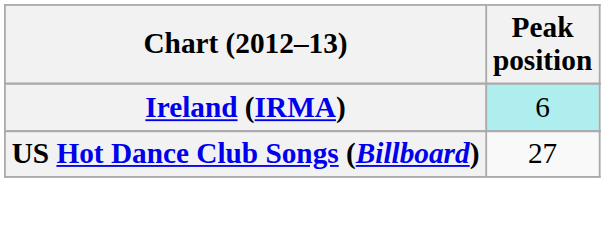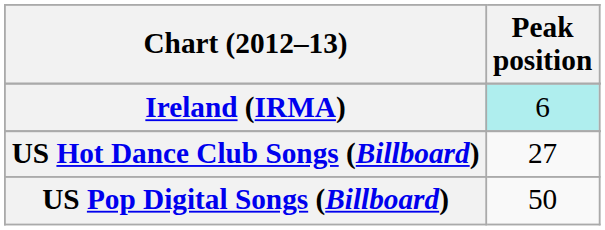+ row: (246, 199)
